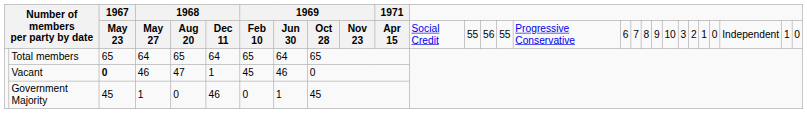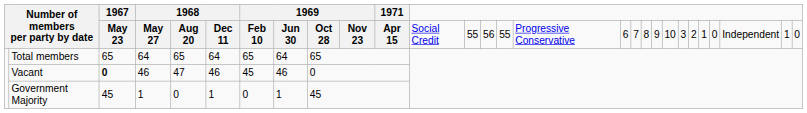(211, 72) 1 -> (214, 72) 46
(214, 94) 46 -> (211, 94) 1
